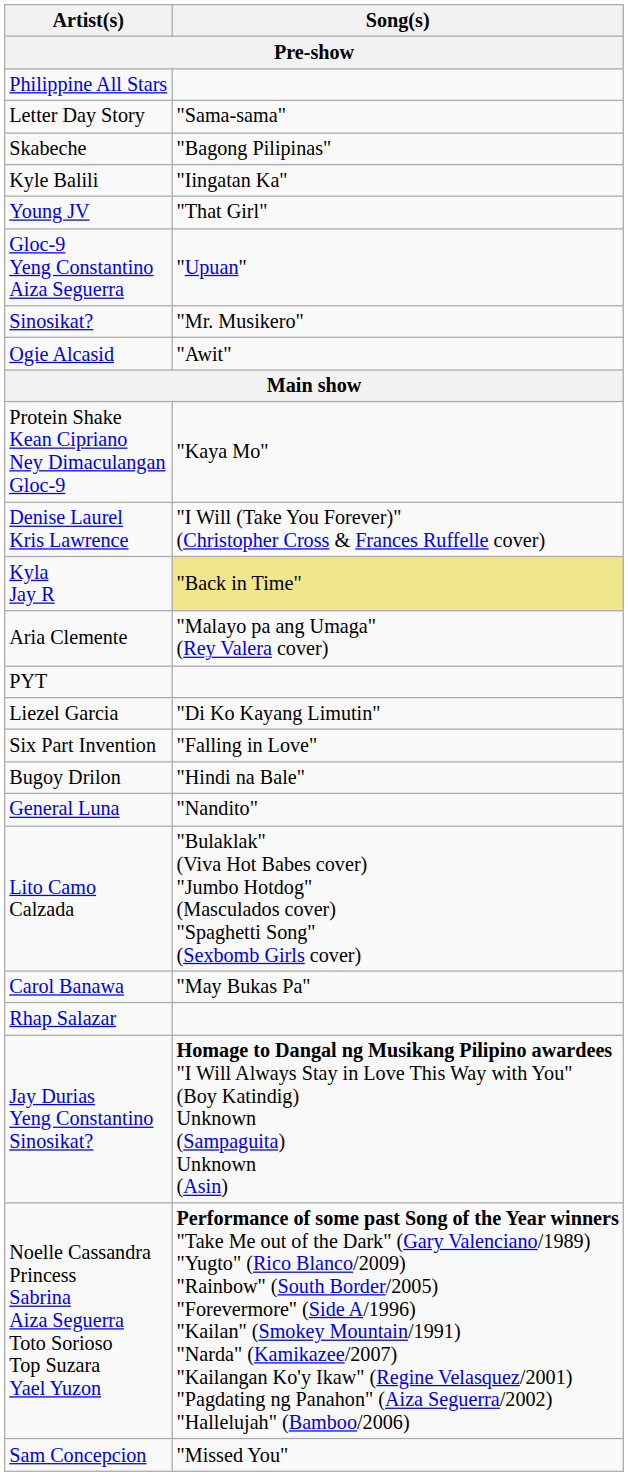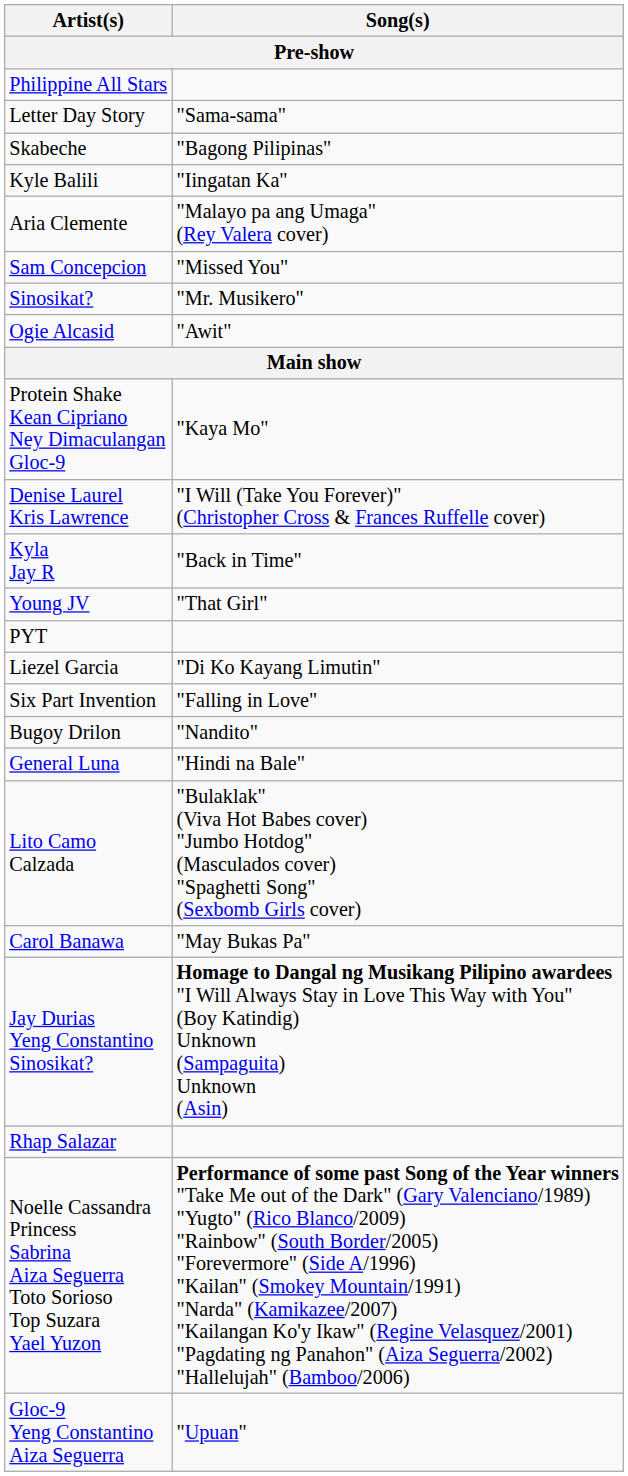rows swapped: (68, 638) <-> (49, 212)
rows swapped: (78, 1454) <-> (81, 266)
(239, 583) khaki background -> (239, 560) no background
(241, 777) "Hindi na Bale" -> (217, 732) "Nandito"
(217, 809) "Nandito" -> (241, 764) "Hindi na Bale"
rows swapped: (63, 1018) <-> (81, 1118)
